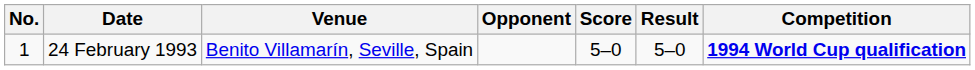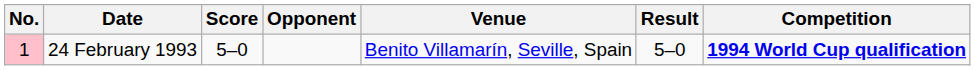columns swapped: (339, 19) <-> (606, 19)
(24, 49) no background -> (24, 49) pink background
